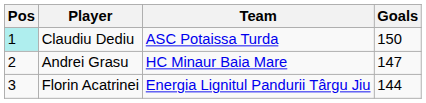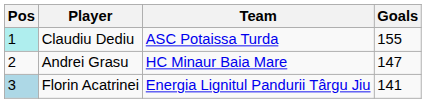(390, 39) 150 -> (390, 39) 155
(12, 86) no background -> (12, 86) lightblue background
(390, 86) 144 -> (390, 86) 141
